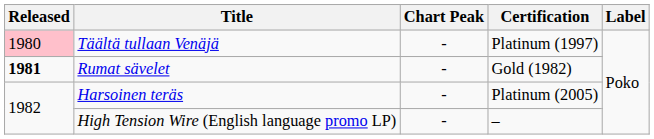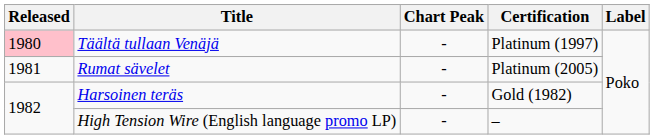(25, 69) bold -> (25, 69) normal
(532, 69) Gold (1982) -> (545, 69) Platinum (2005)
(545, 95) Platinum (2005) -> (532, 95) Gold (1982)
